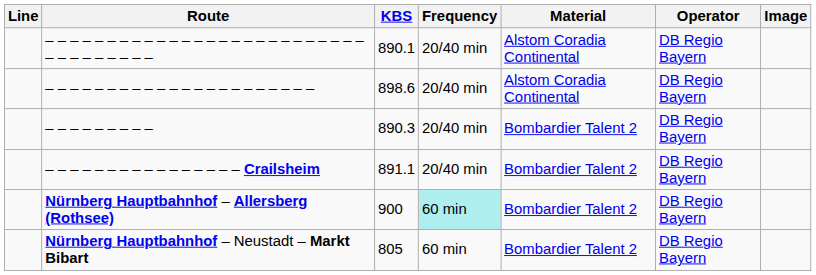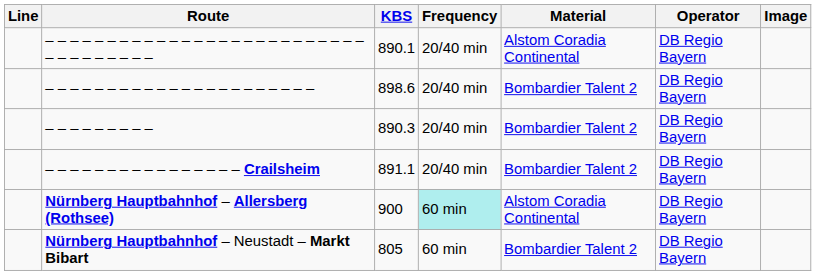(555, 88) Alstom Coradia Continental -> (571, 88) Bombardier Talent 2
(571, 209) Bombardier Talent 2 -> (555, 209) Alstom Coradia Continental
